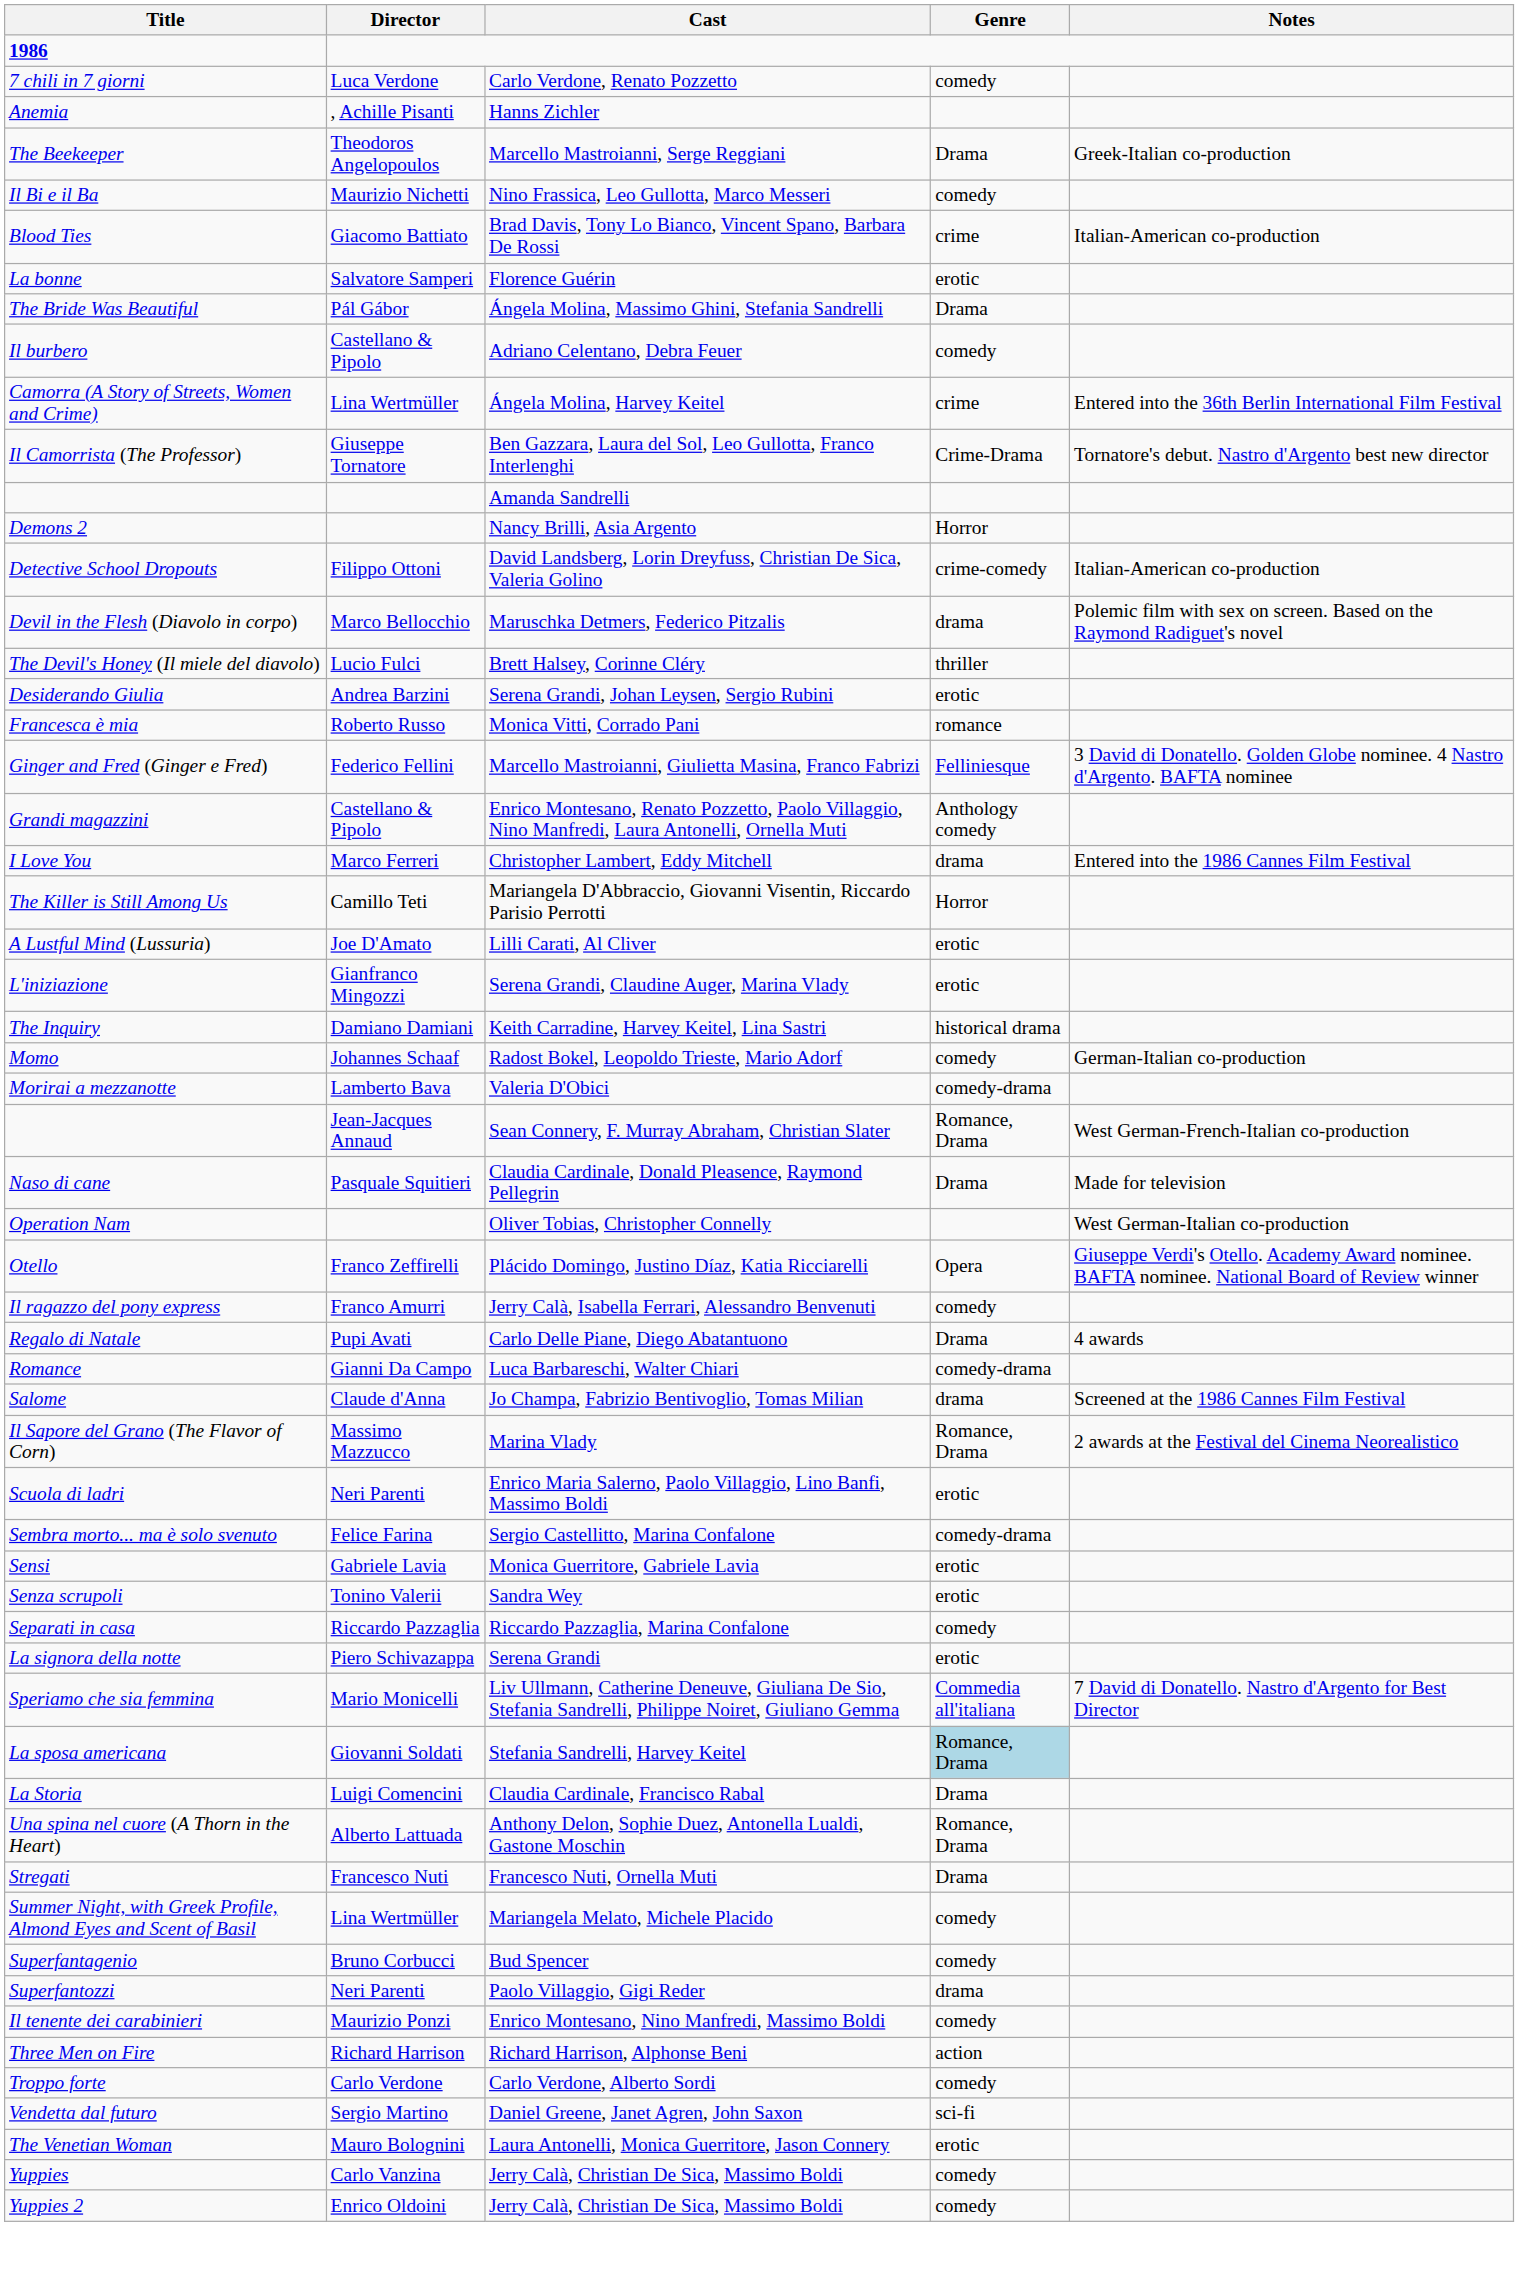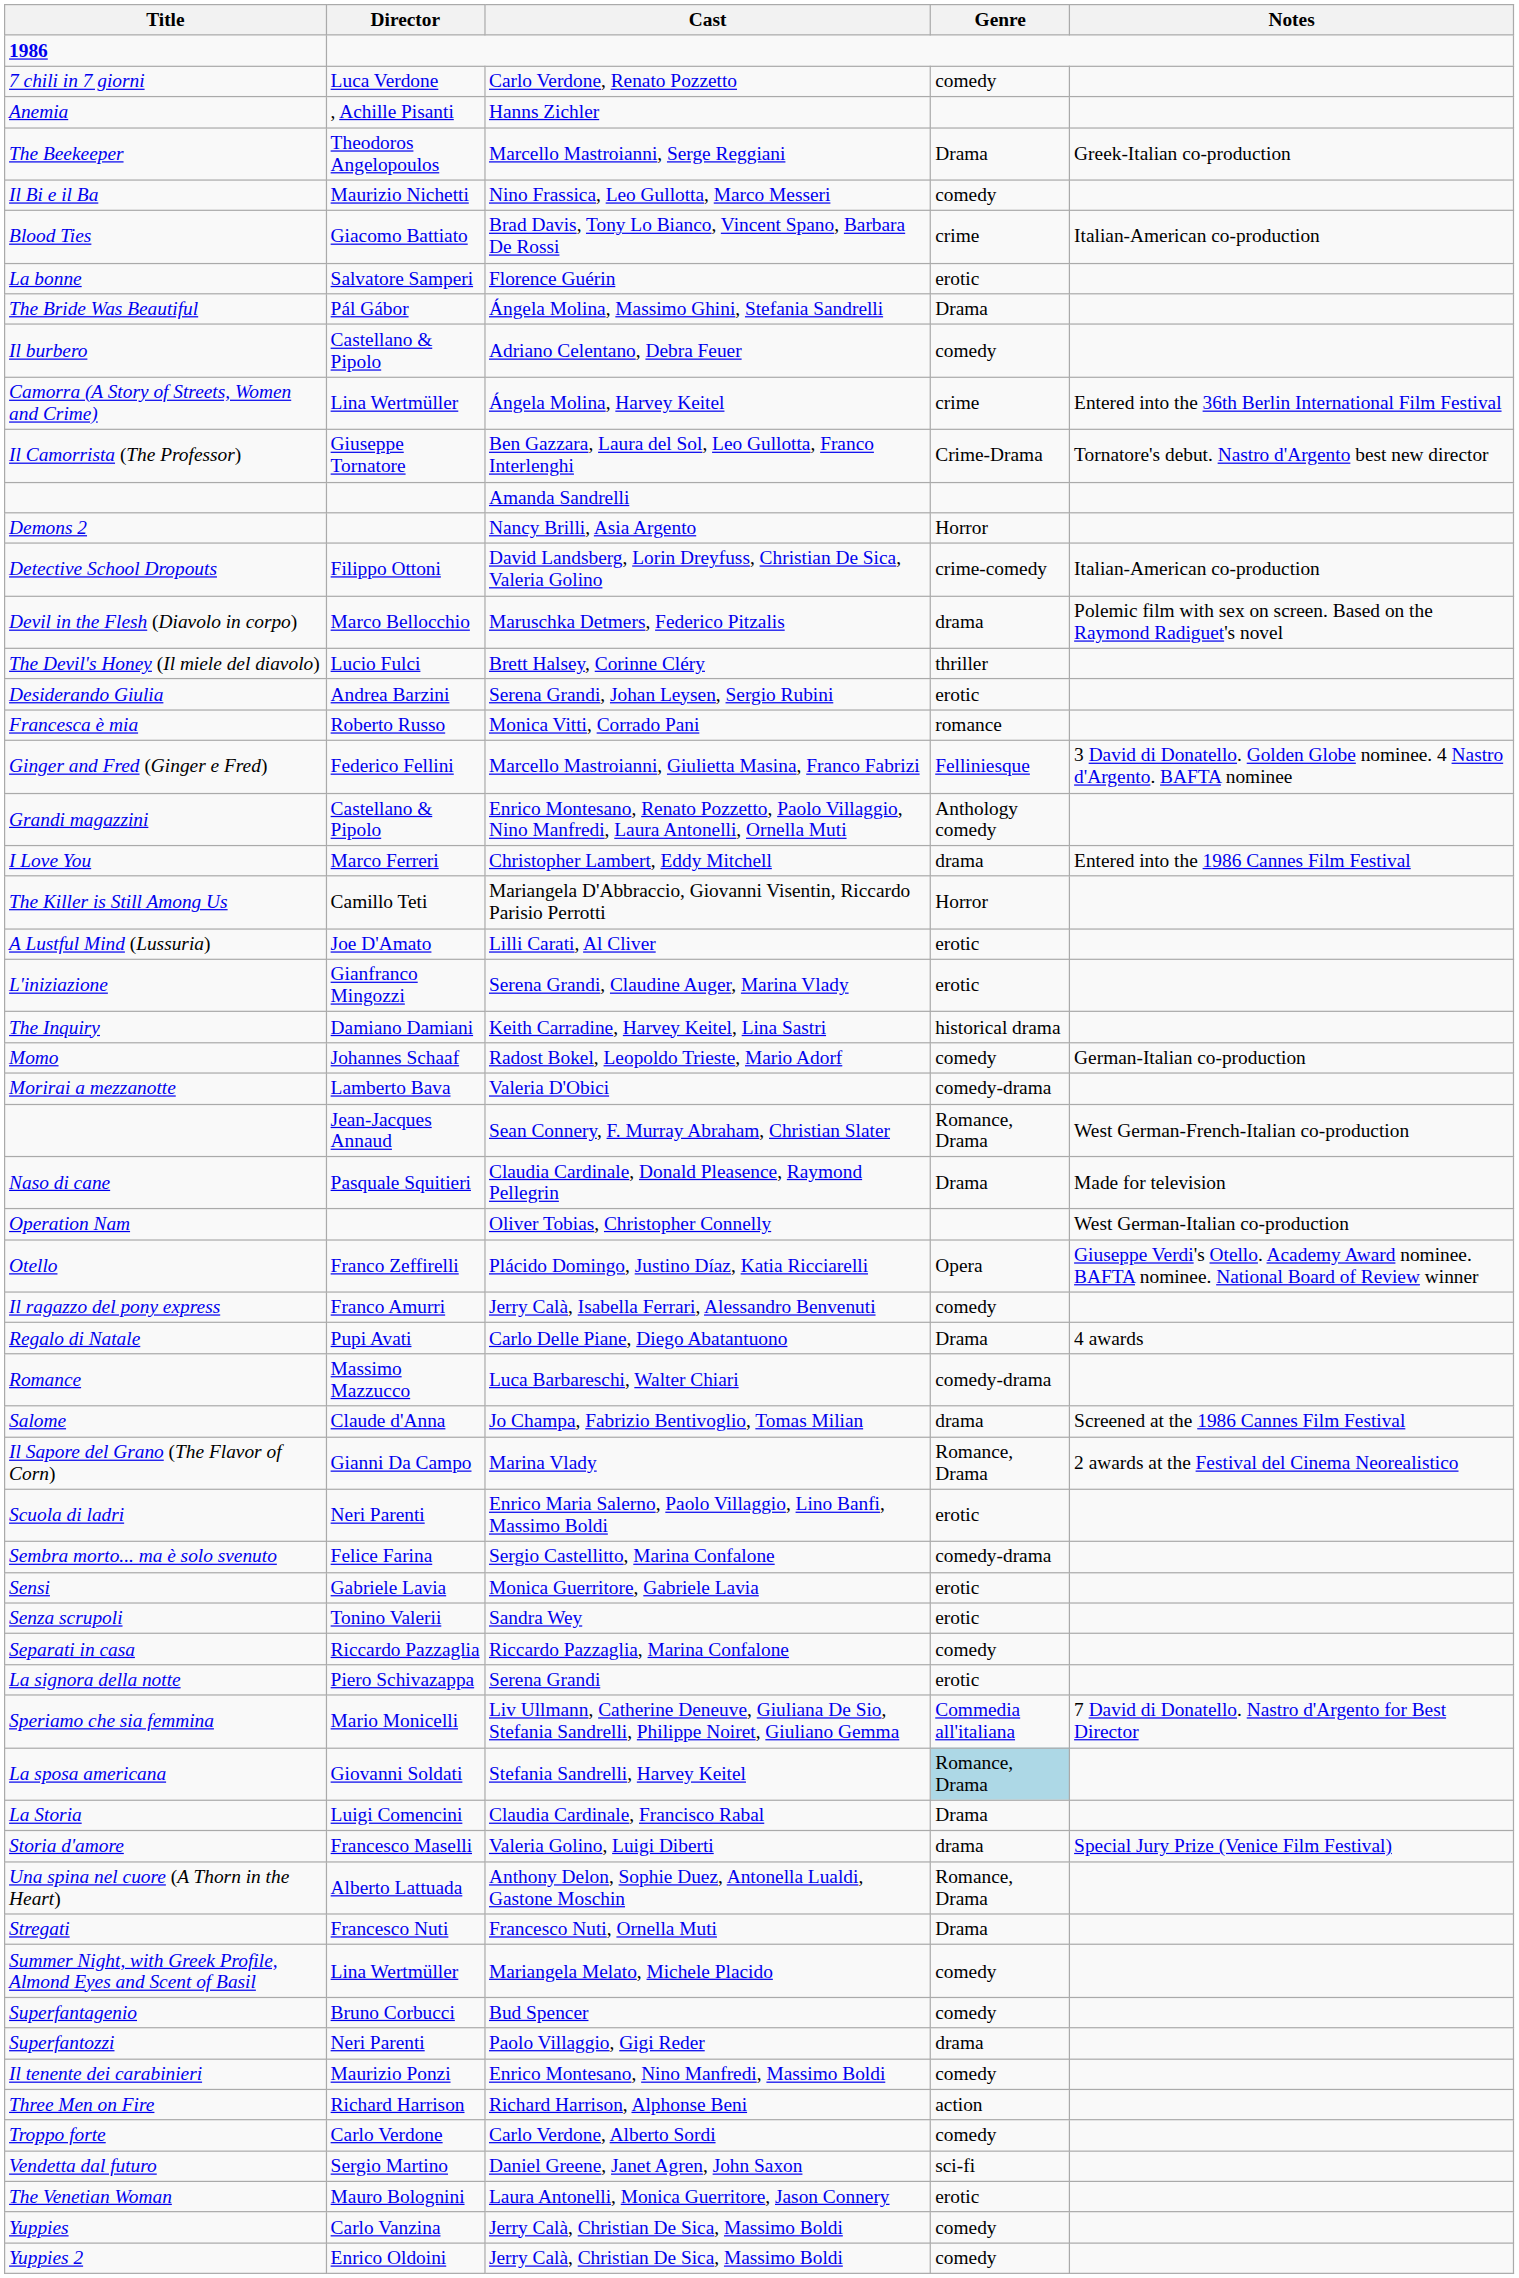(401, 1368) Gianni Da Campo -> (370, 1379) Massimo Mazzucco
(370, 1440) Massimo Mazzucco -> (401, 1462) Gianni Da Campo
+ row: (66, 1846)
